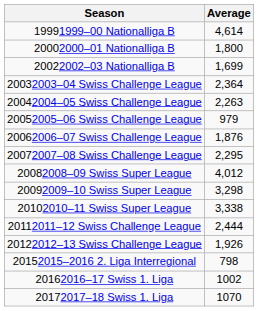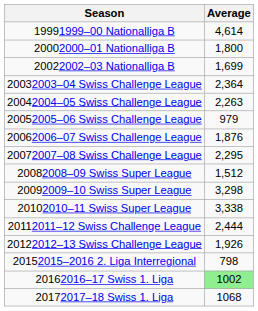(229, 173) 4,012 -> (229, 173) 1,512
(229, 279) no background -> (229, 279) lightgreen background
(229, 297) 1070 -> (229, 297) 1068
